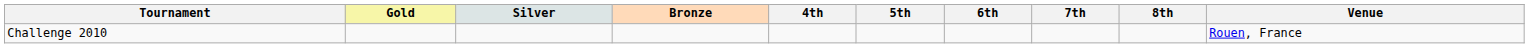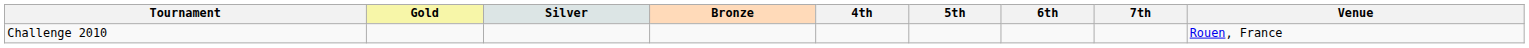- column: (1163, 14)
